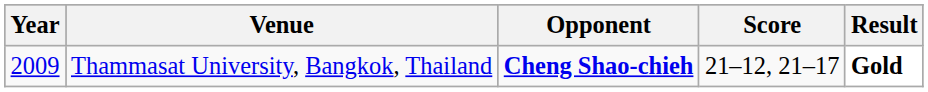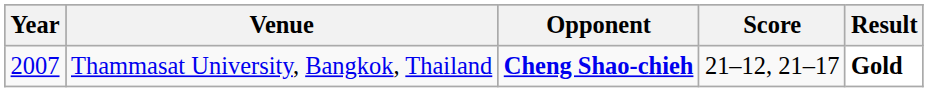(35, 65) 2009 -> (35, 65) 2007
